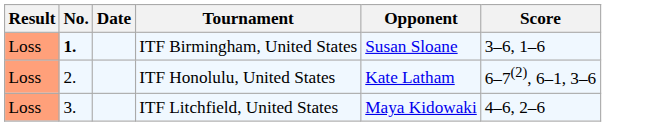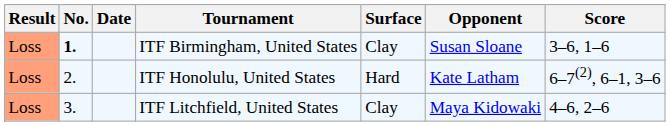+ column: (394, 17)
